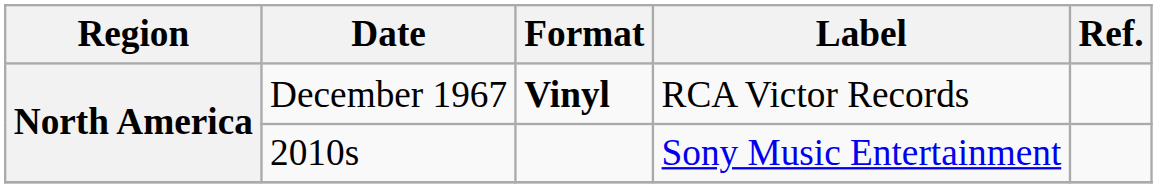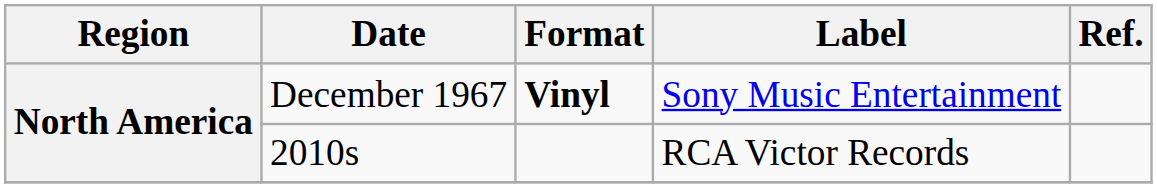(815, 93) RCA Victor Records -> (861, 93) Sony Music Entertainment
(861, 152) Sony Music Entertainment -> (815, 152) RCA Victor Records
